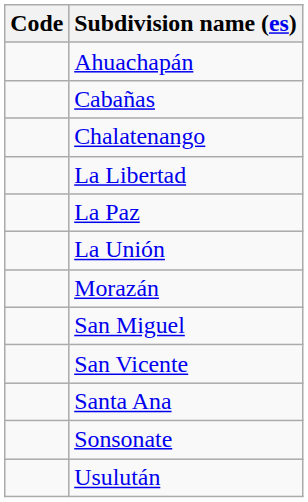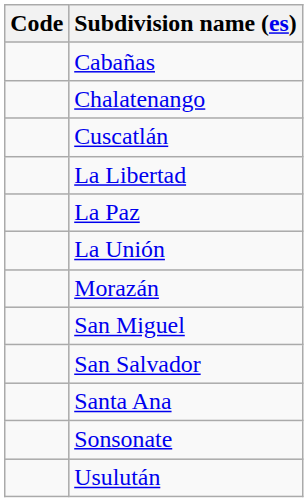- row: (134, 61)
+ row: (121, 136)
+ row: (137, 363)
- row: (131, 363)
